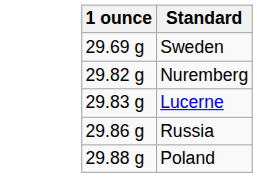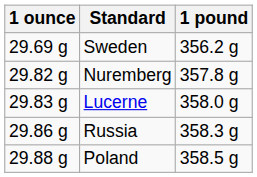+ column: (214, 19)
